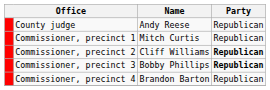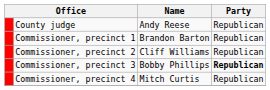(170, 38) Mitch Curtis -> (175, 38) Brandon Barton
(239, 52) bold -> (239, 52) normal
(175, 79) Brandon Barton -> (170, 79) Mitch Curtis
